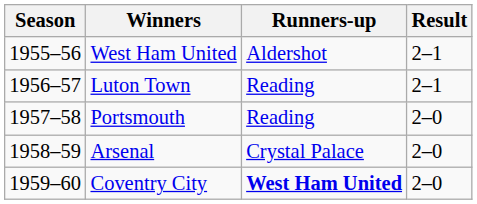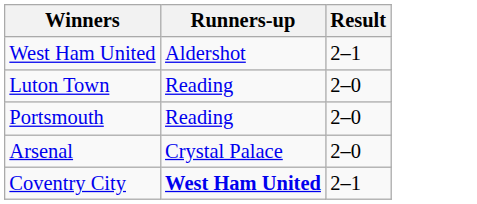- column: (45, 20)
(427, 85) 2–1 -> (346, 85) 2–0
(427, 183) 2–0 -> (346, 183) 2–1
